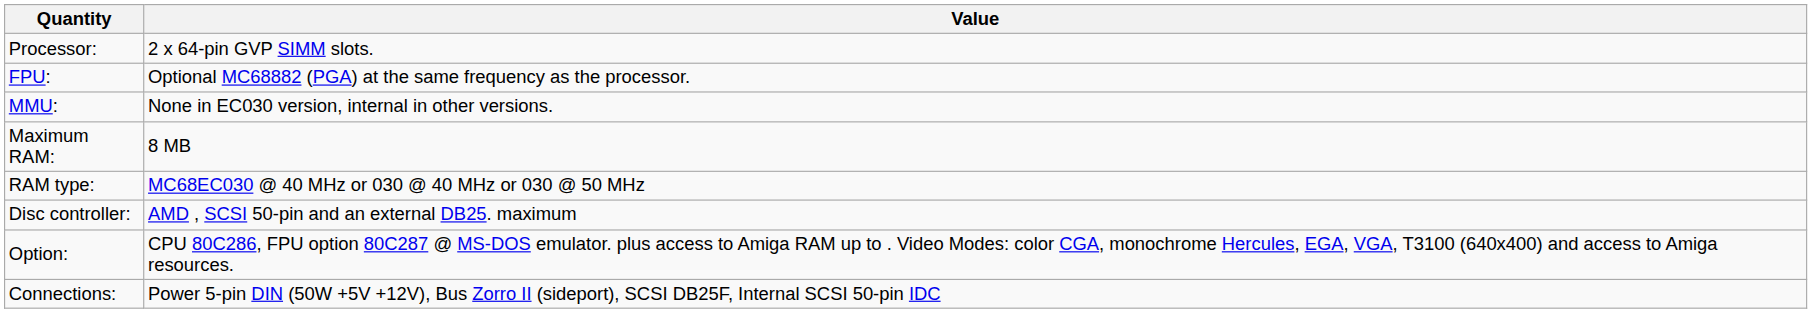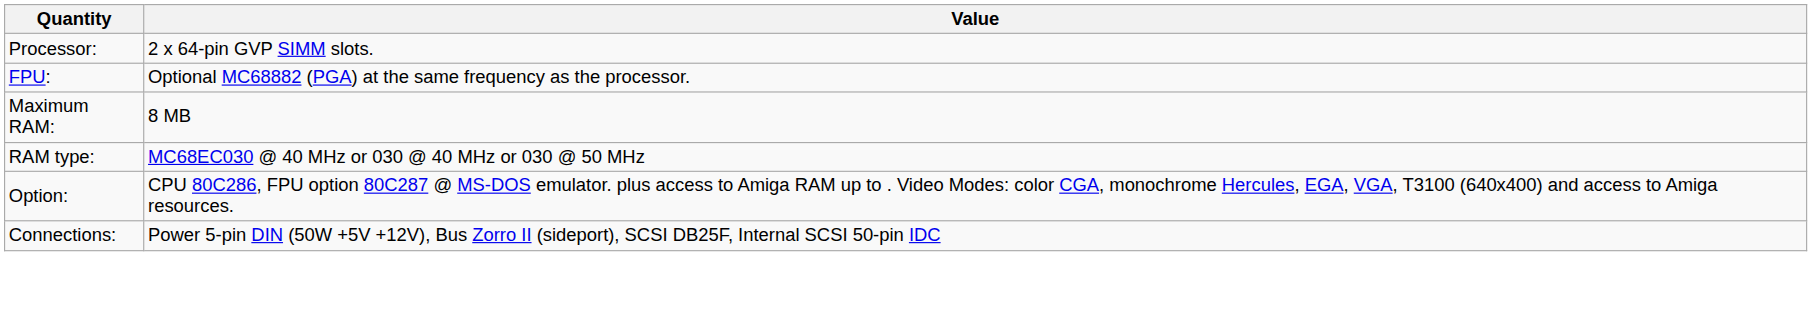- row: (33, 106)
- row: (70, 214)
